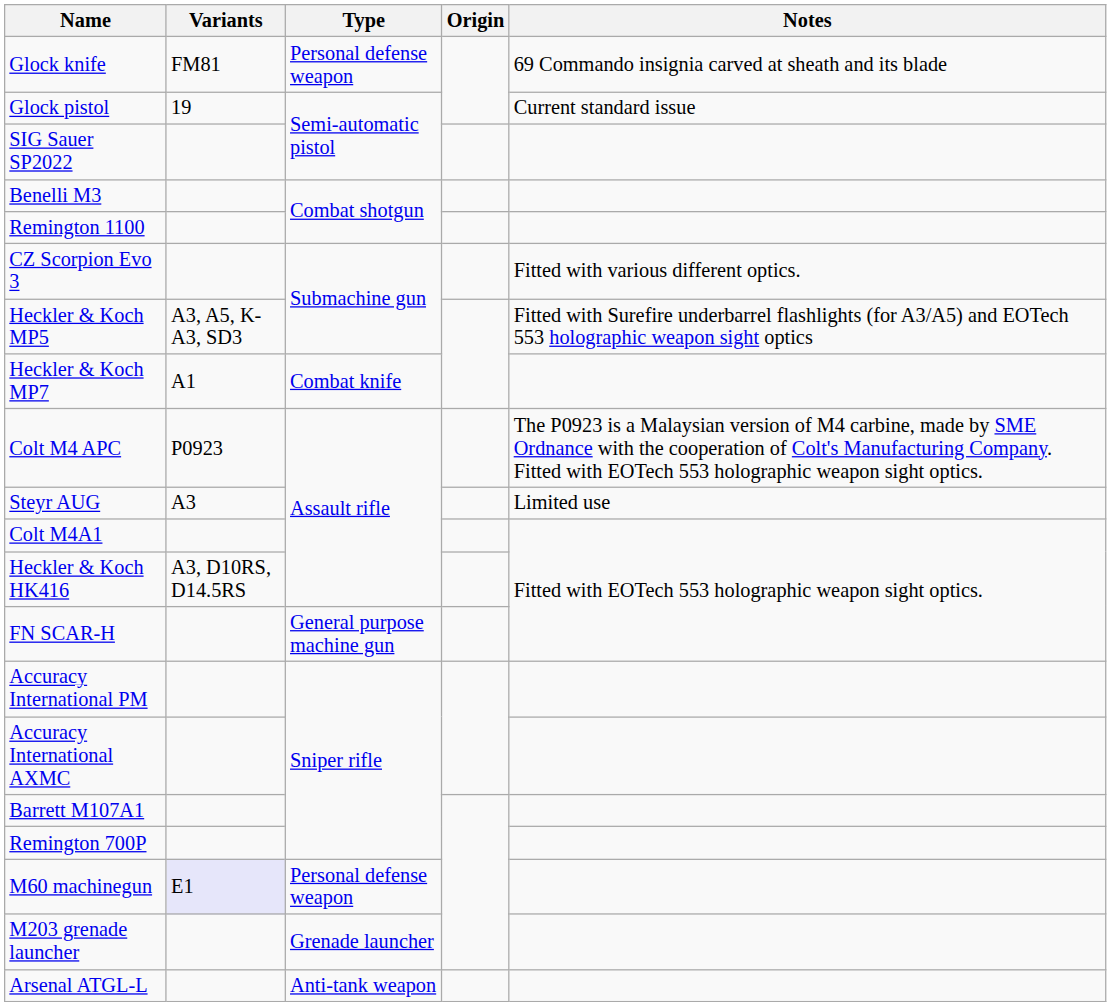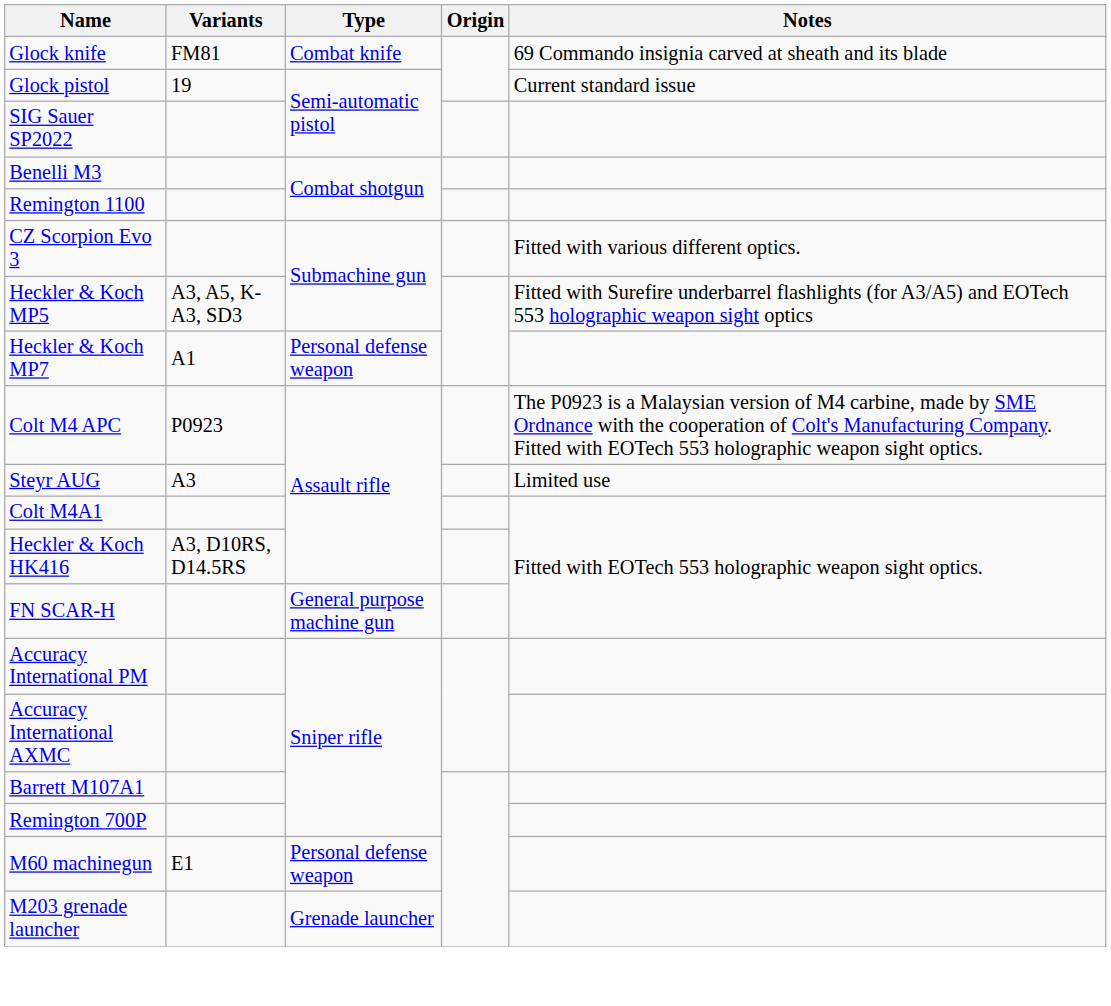(359, 64) Personal defense weapon -> (346, 52) Combat knife
(346, 381) Combat knife -> (359, 358) Personal defense weapon
(182, 886) lavender background -> (182, 863) no background
- row: (78, 985)
